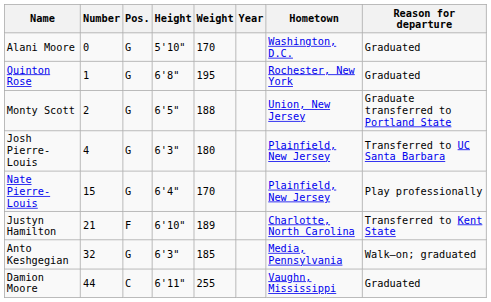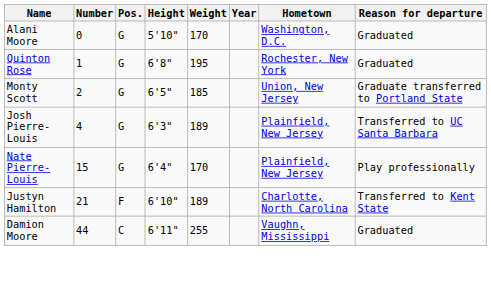(206, 110) 188 -> (199, 93) 185
(206, 151) 180 -> (199, 127) 189
- row: (38, 254)
